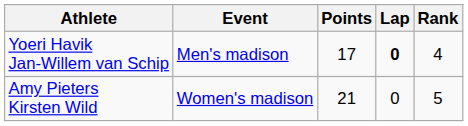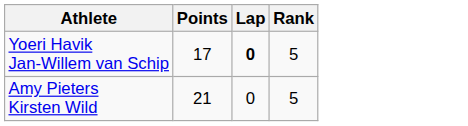- column: (245, 18)
(438, 54) 4 -> (294, 54) 5
